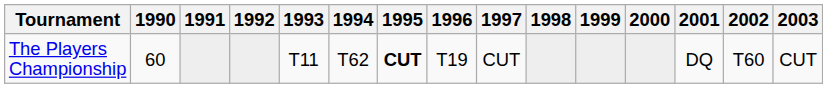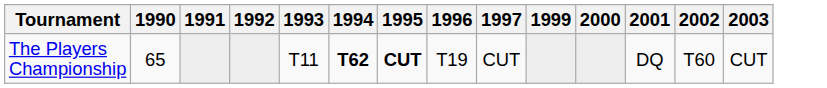- column: (551, 19)
(155, 59) 60 -> (155, 59) 65
(353, 59) normal -> (353, 59) bold
